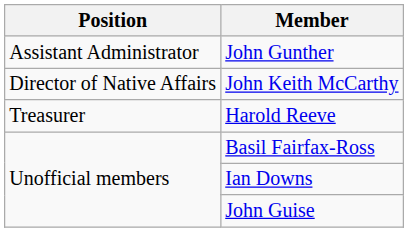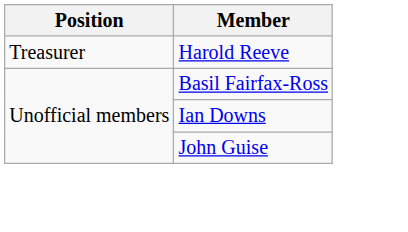- row: (279, 52)
- row: (312, 83)
